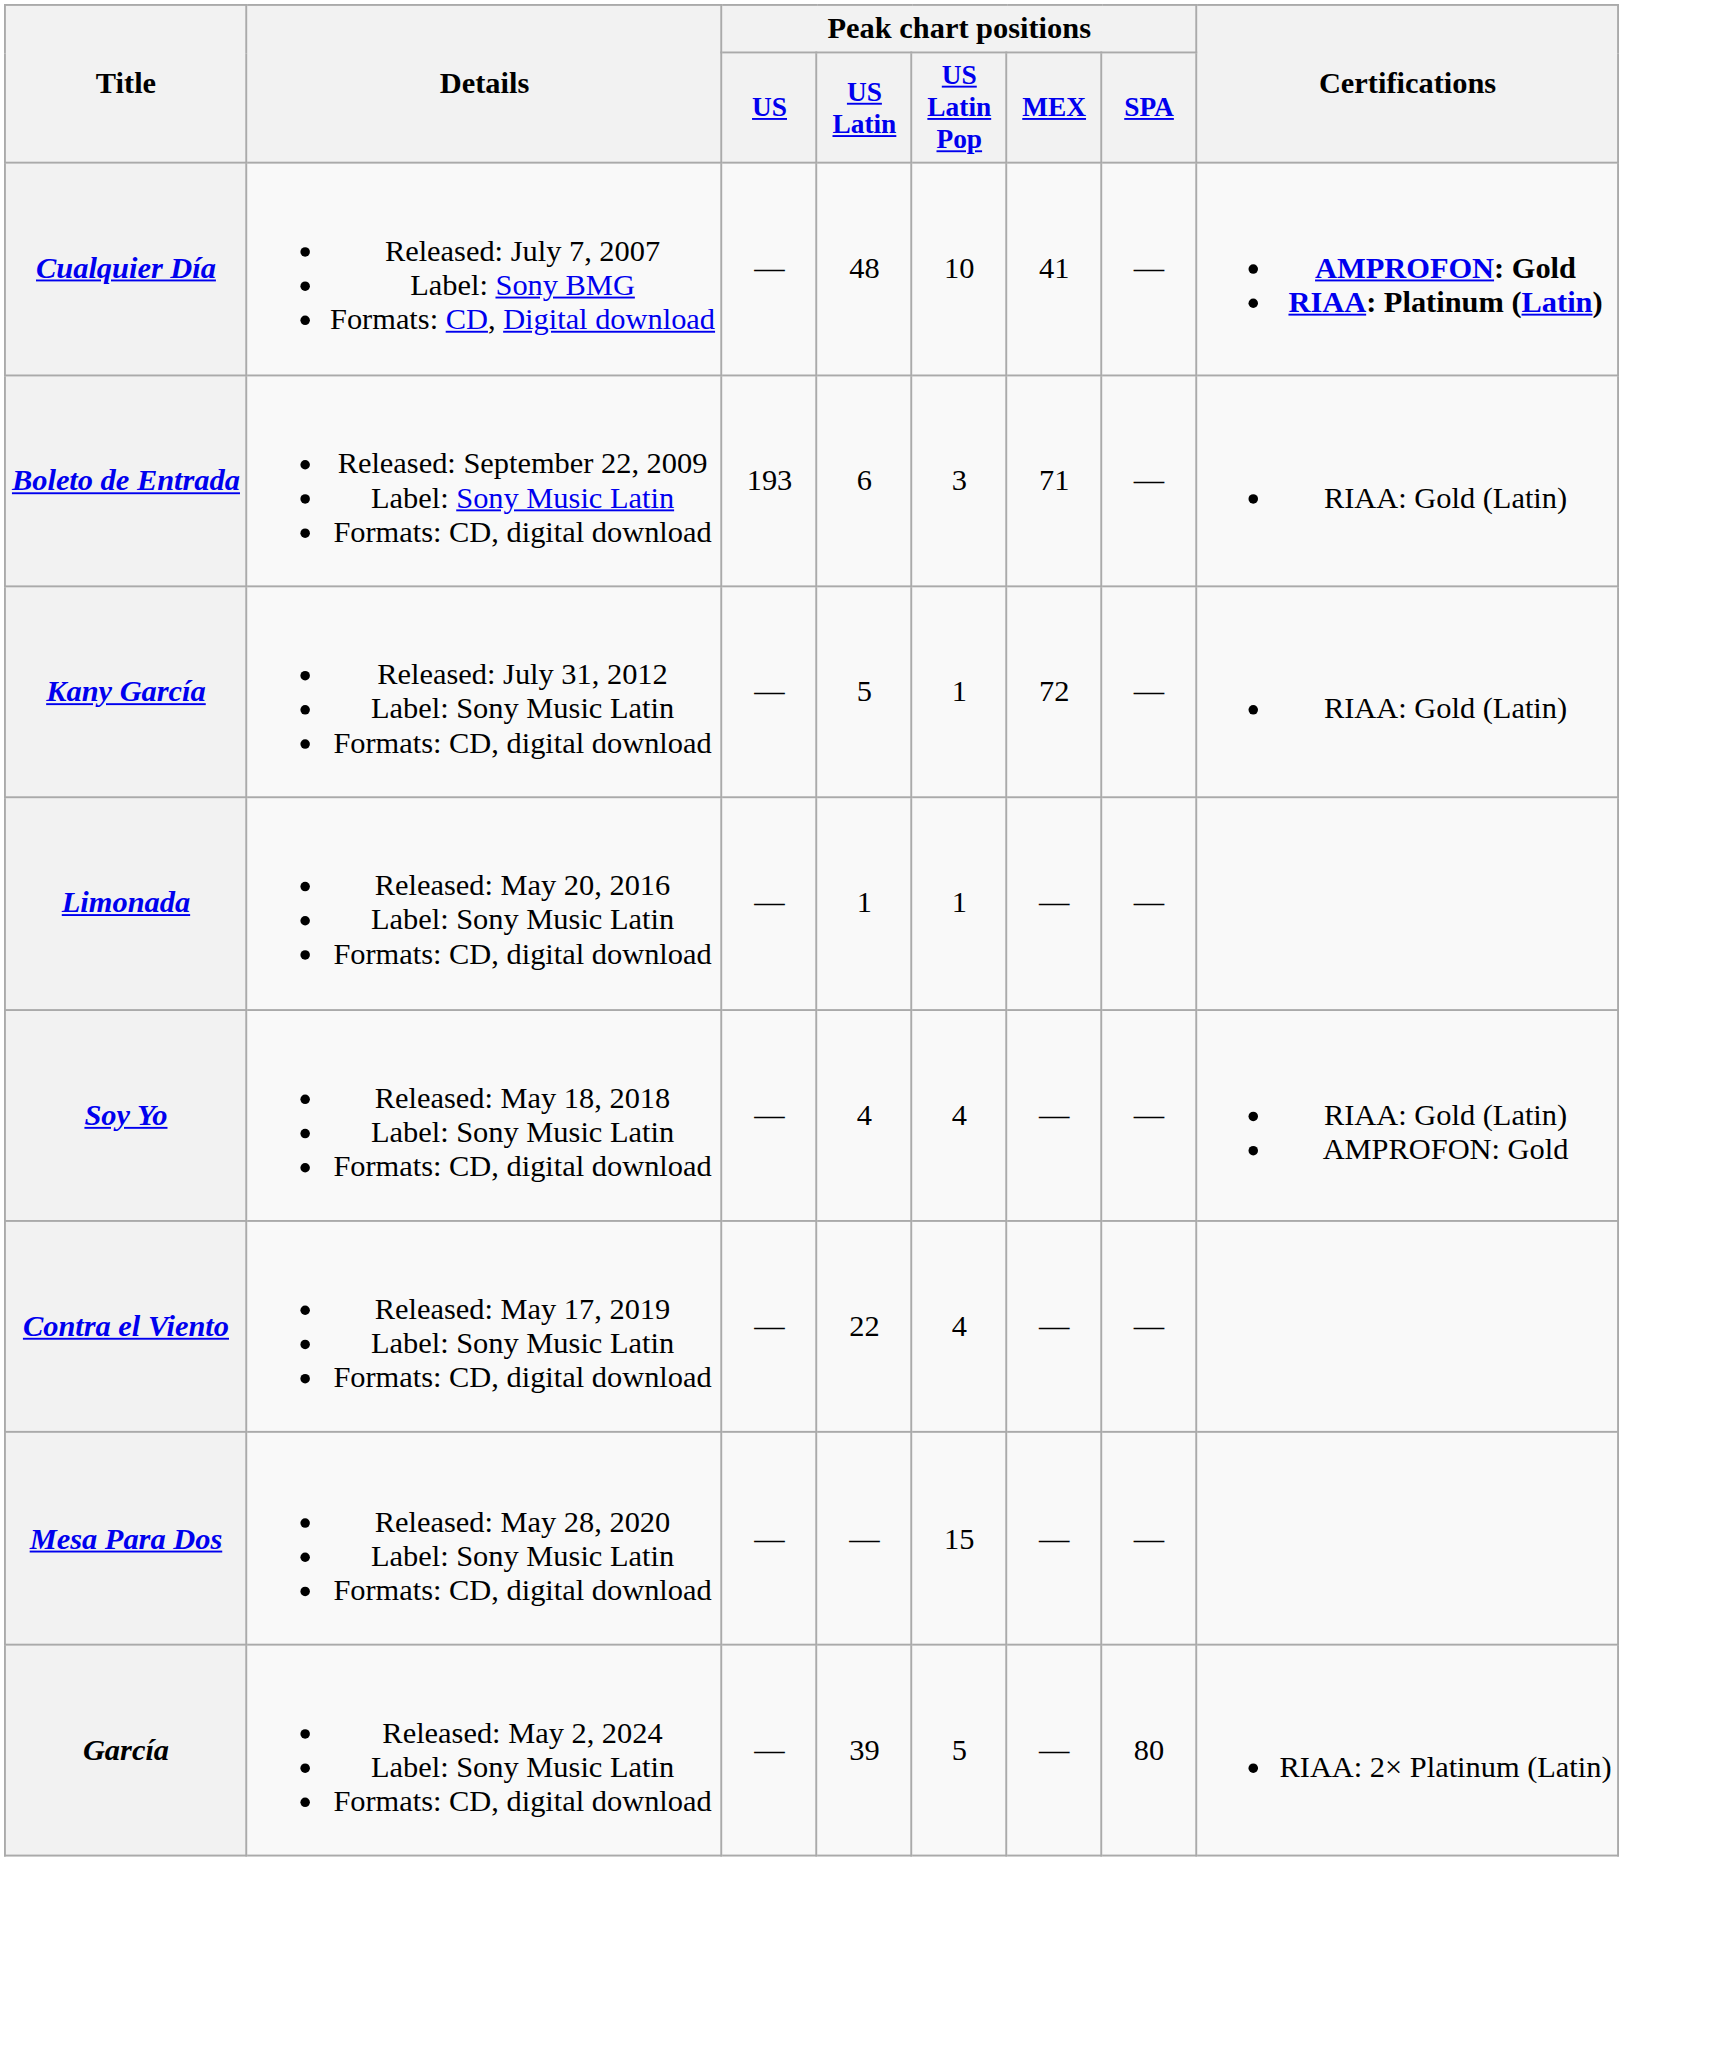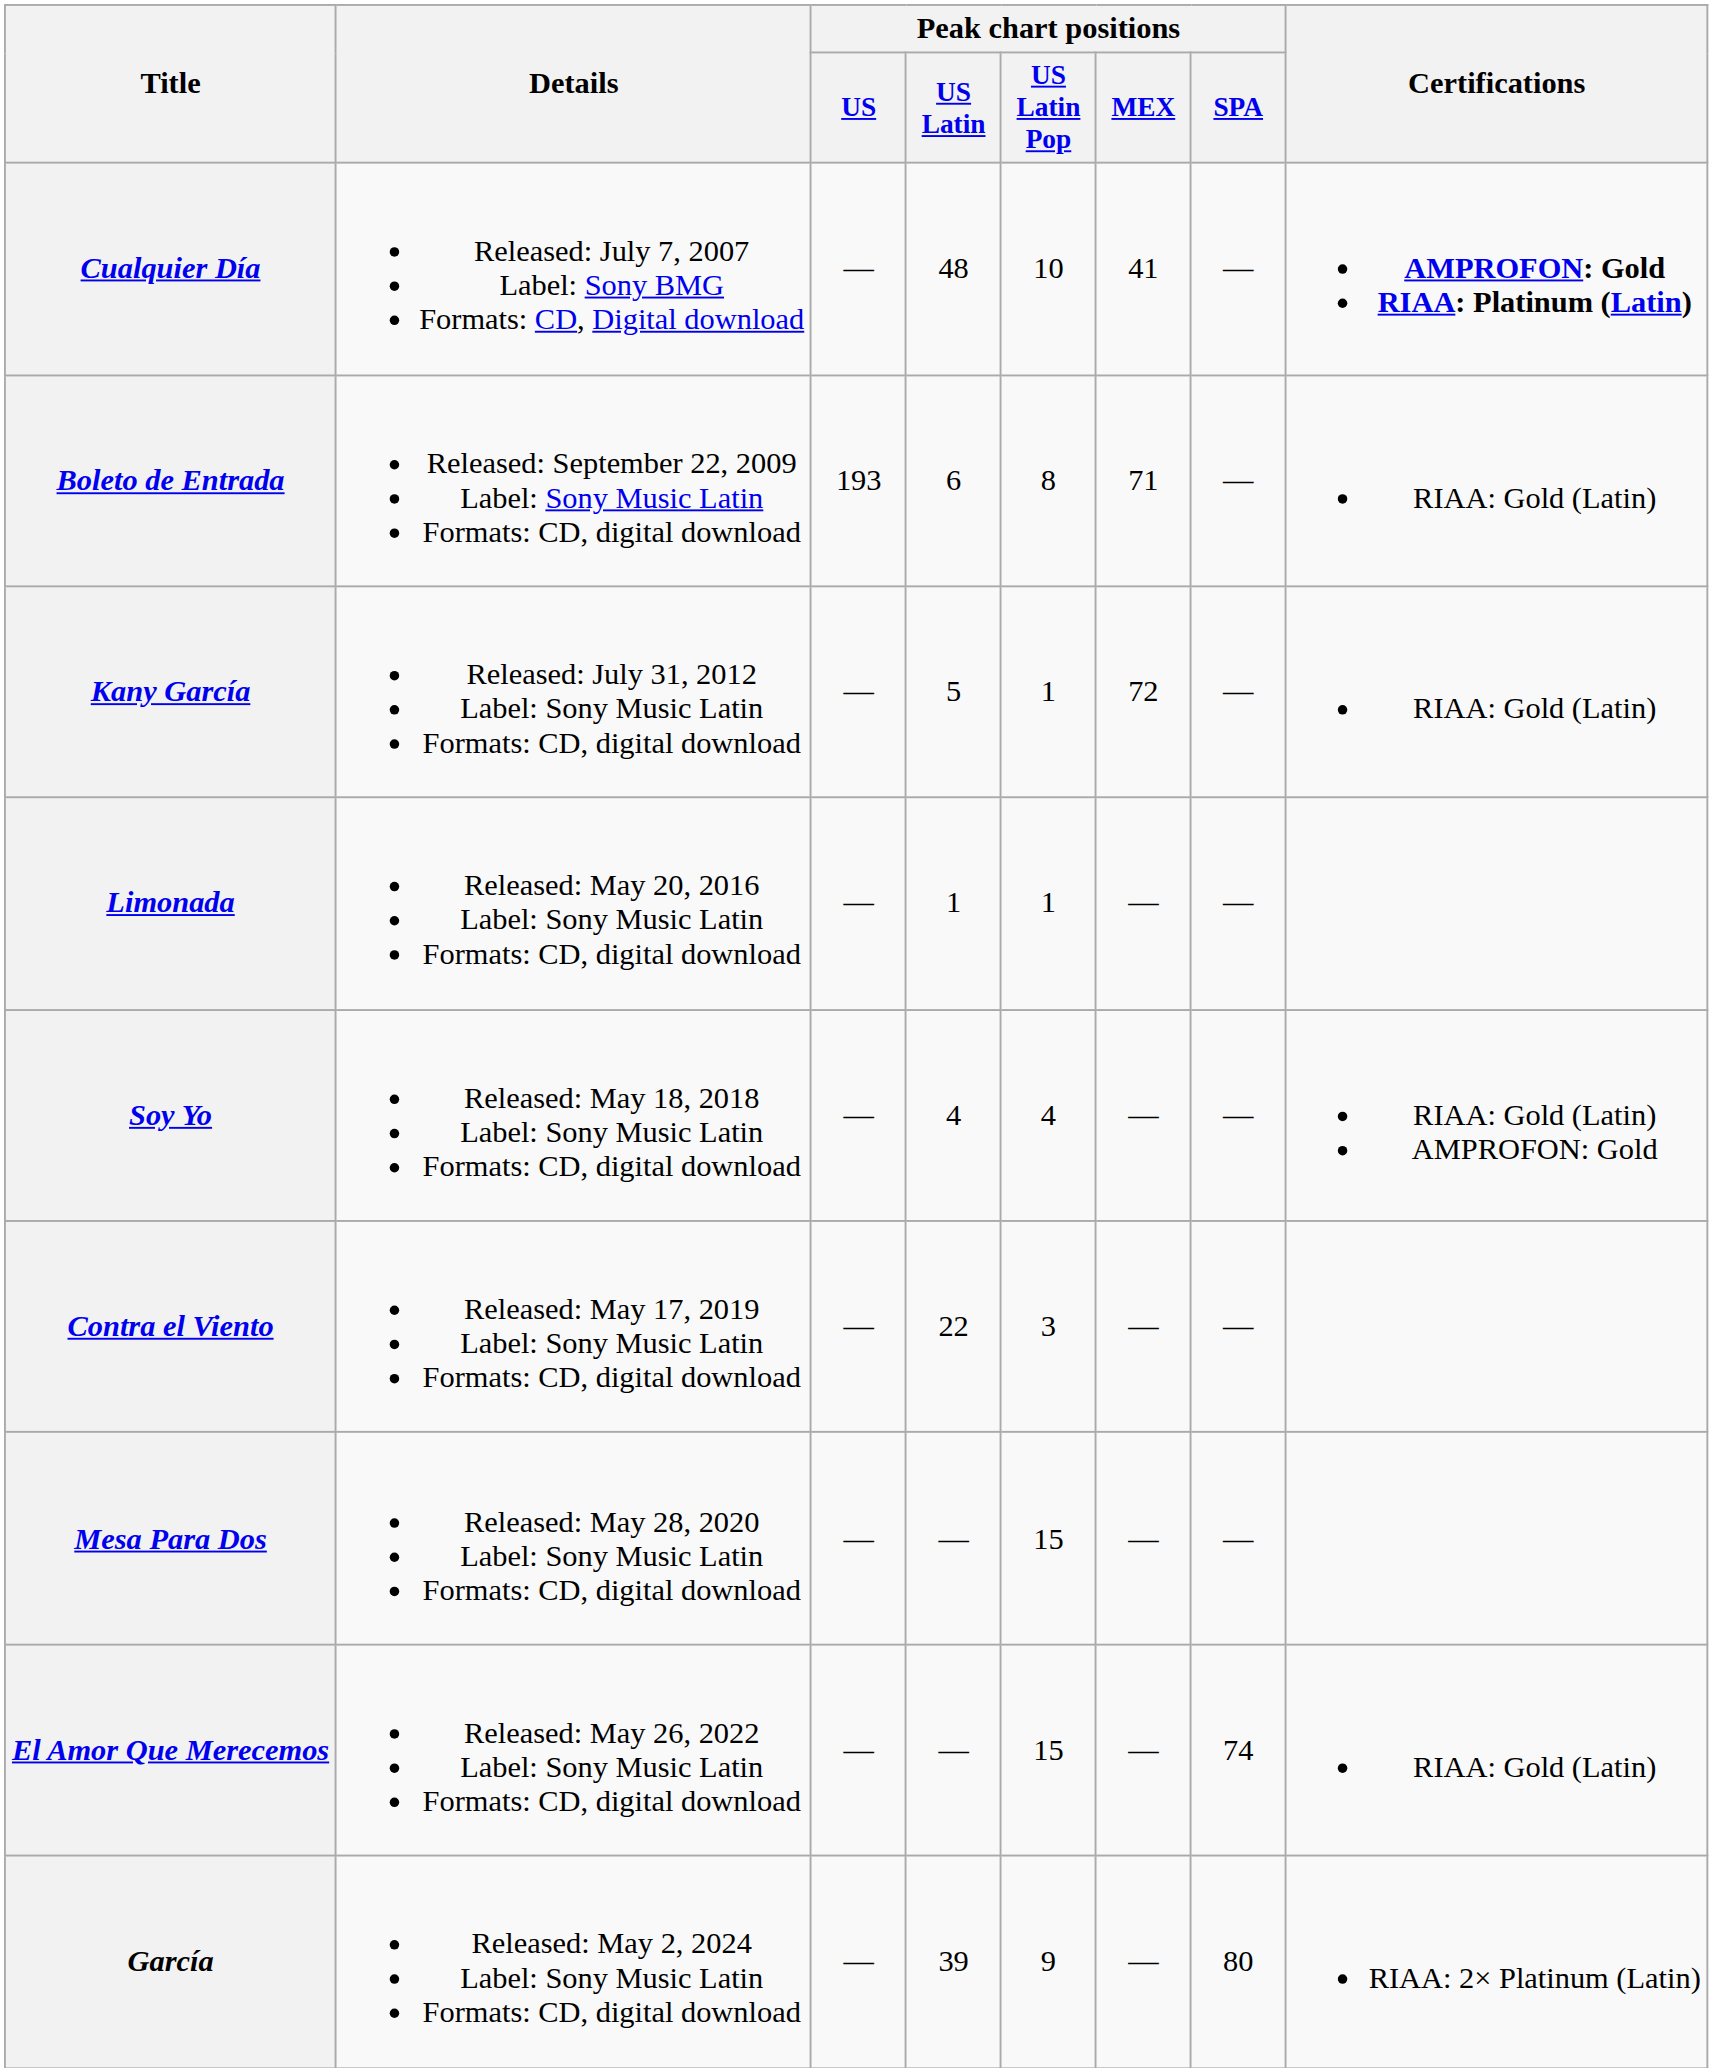(959, 479) 3 -> (1048, 479) 8
(959, 1326) 4 -> (1048, 1326) 3
+ row: (171, 1749)
(959, 1749) 5 -> (1048, 1961) 9
